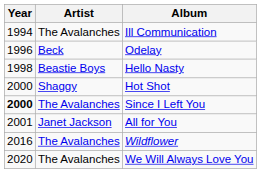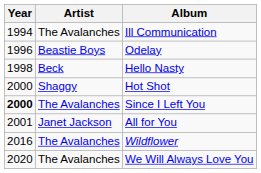(51, 50) Beck -> (72, 50) Beastie Boys
(72, 68) Beastie Boys -> (51, 68) Beck
